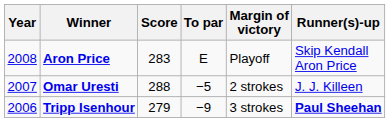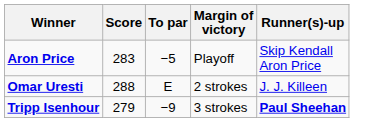- column: (22, 22)
(204, 58) E -> (168, 58) −5
(204, 87) −5 -> (168, 87) E
